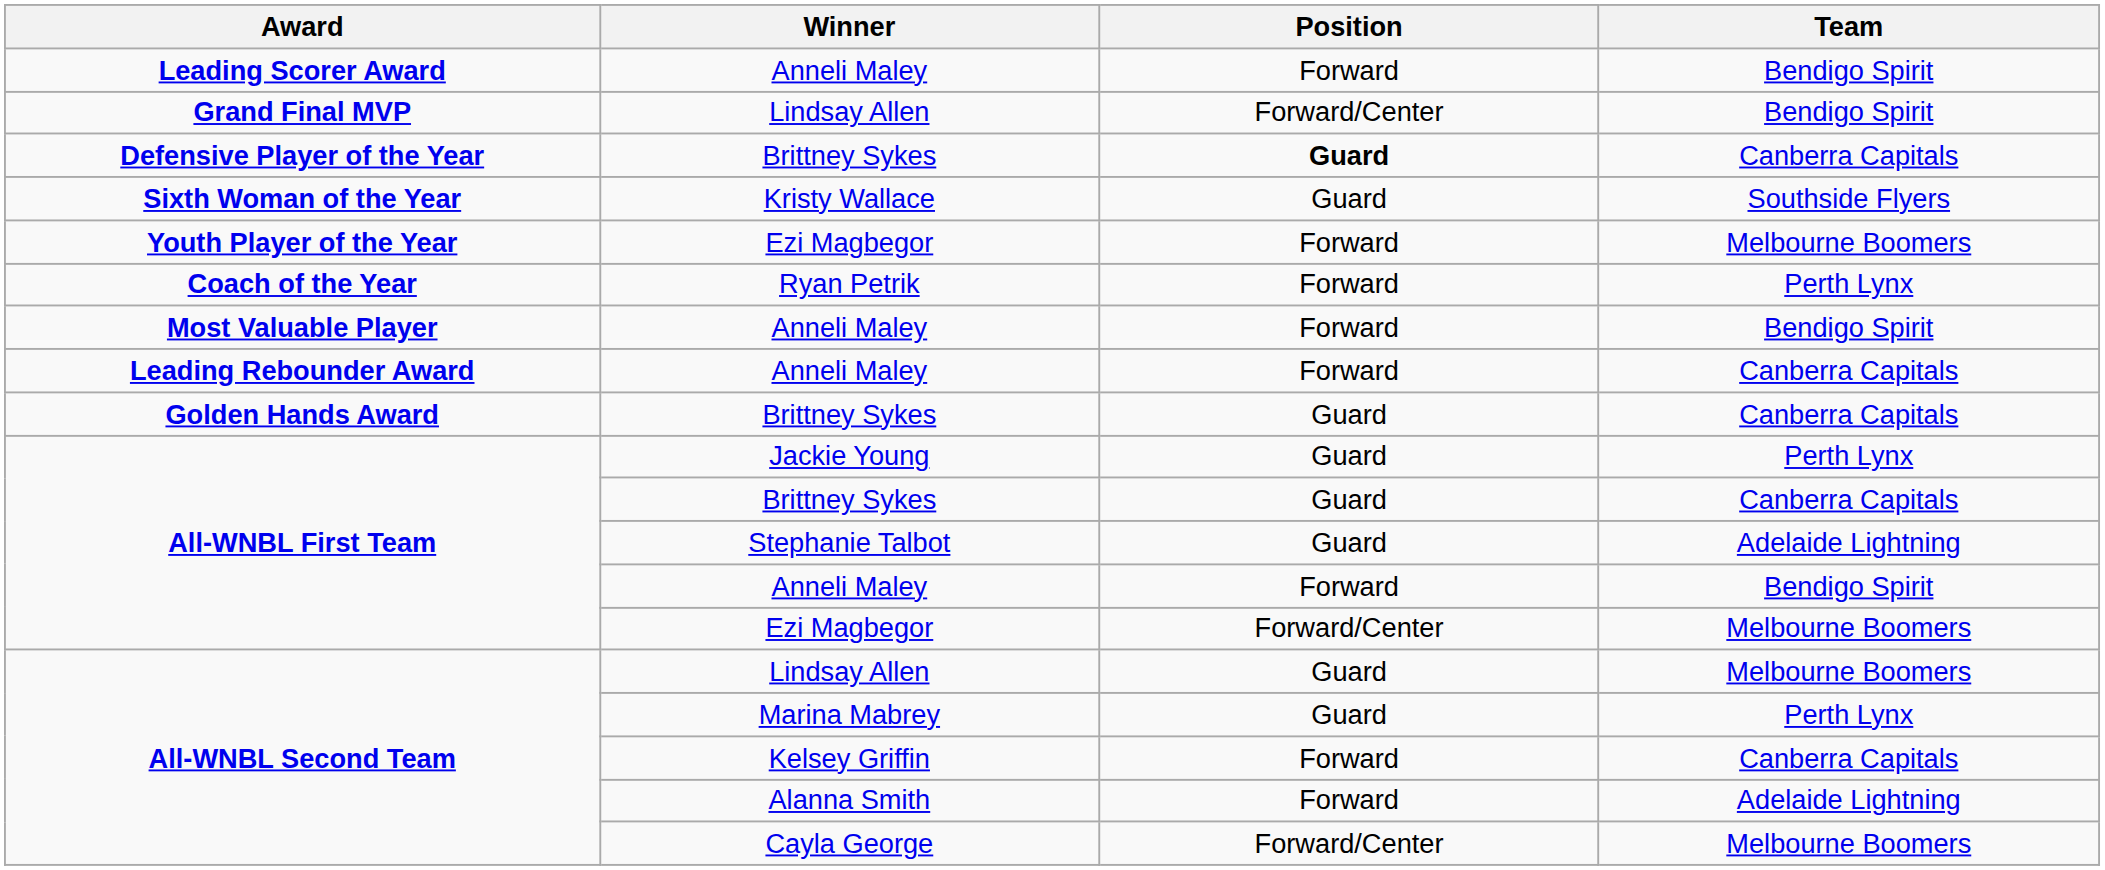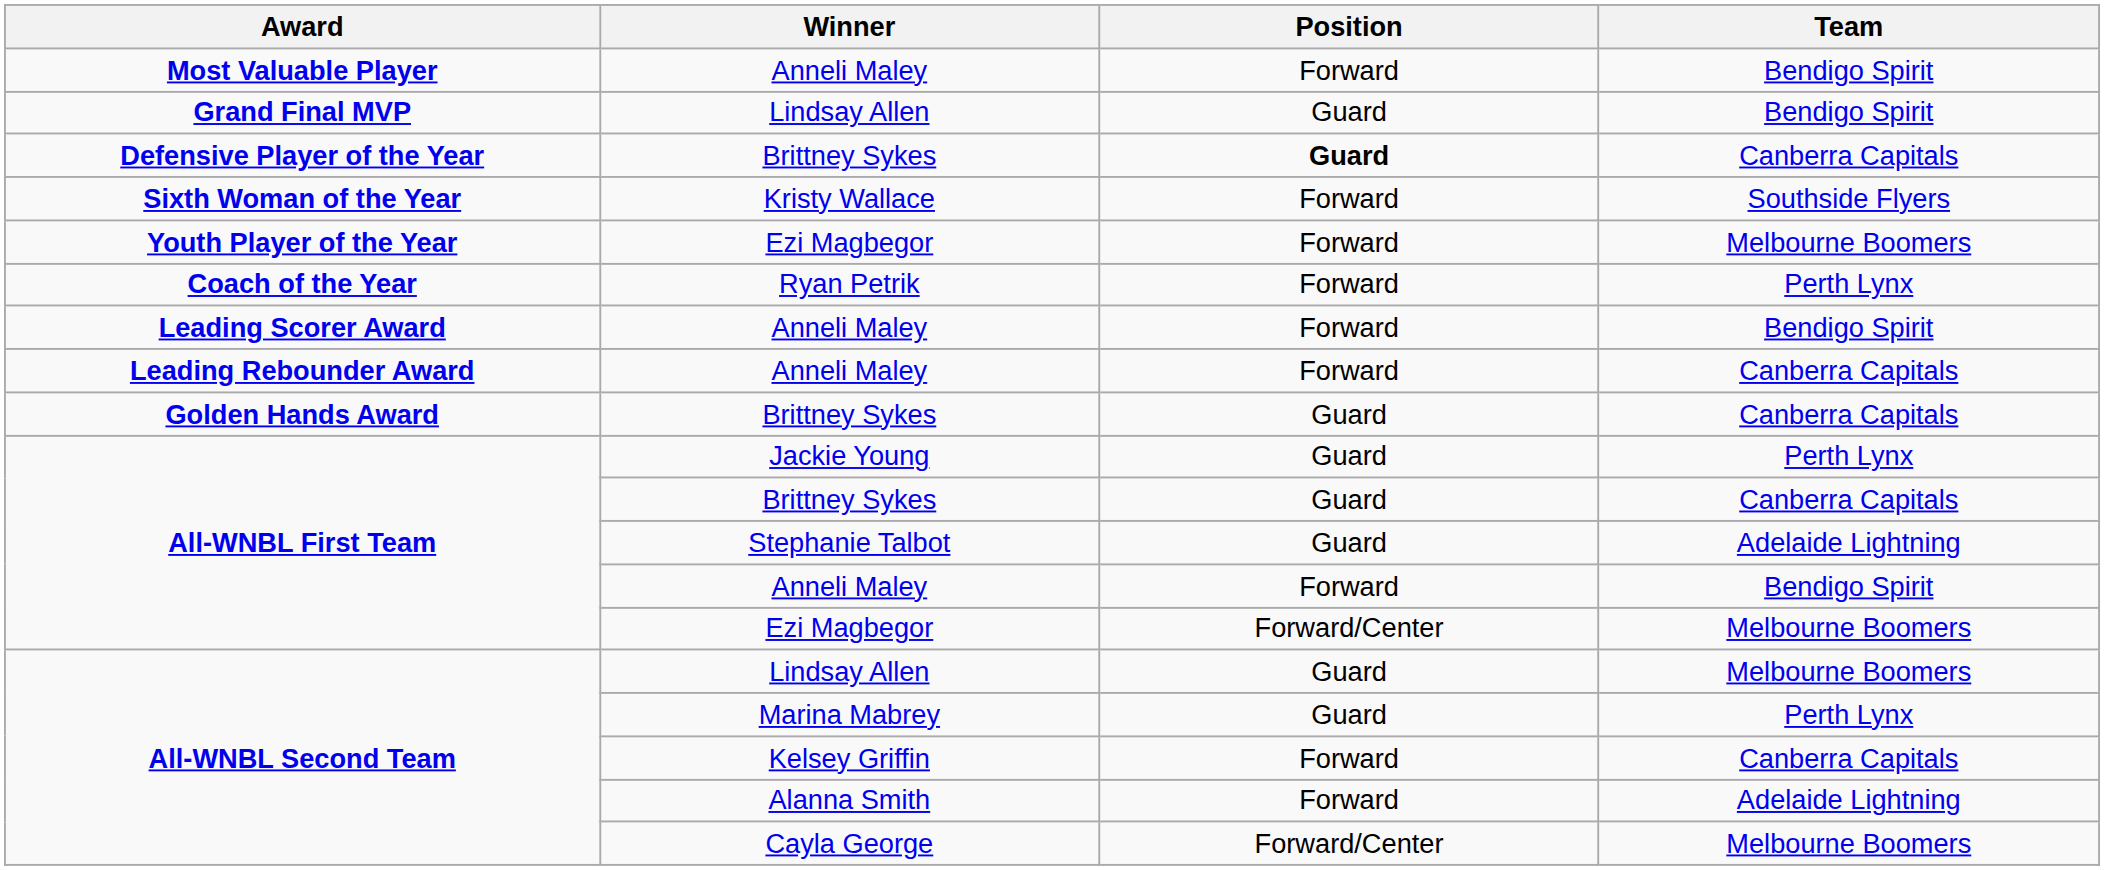rows swapped: (302, 328) <-> (302, 70)
(1349, 113) Forward/Center -> (1349, 113) Guard
(1349, 199) Guard -> (1349, 199) Forward
